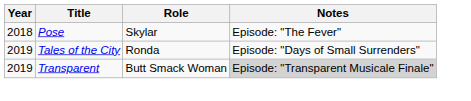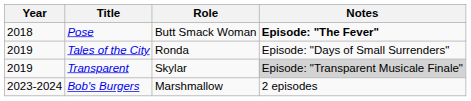(141, 31) Skylar -> (206, 31) Butt Smack Woman
(287, 31) normal -> (320, 31) bold
(176, 68) Butt Smack Woman -> (171, 68) Skylar
+ row: (103, 86)
